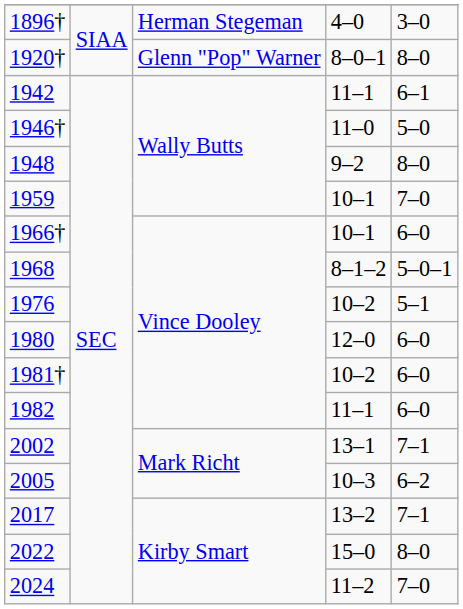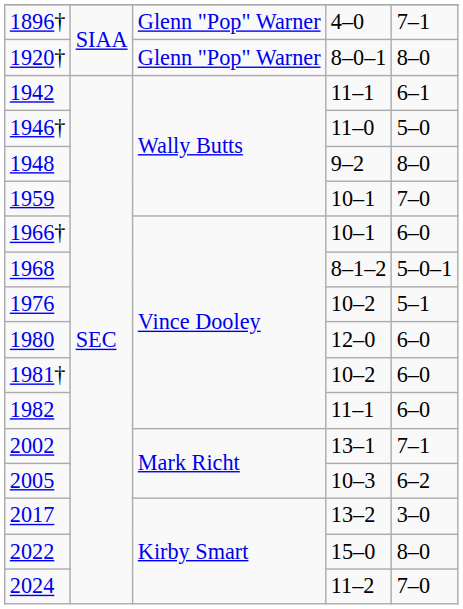(220, 22) Herman Stegeman -> (229, 22) Glenn "Pop" Warner
(413, 22) 3–0 -> (413, 22) 7–1
(413, 515) 7–1 -> (413, 515) 3–0
